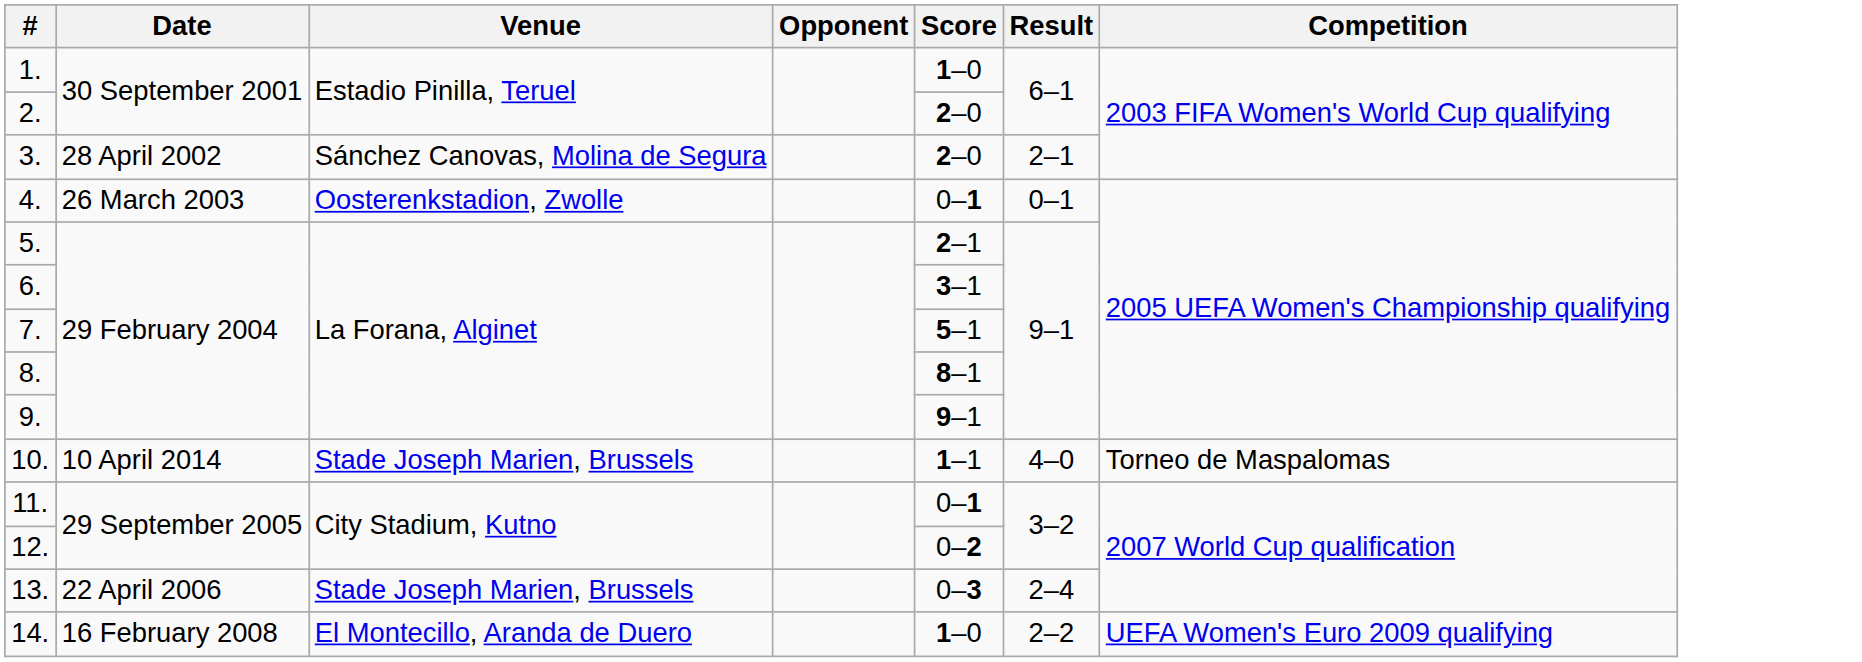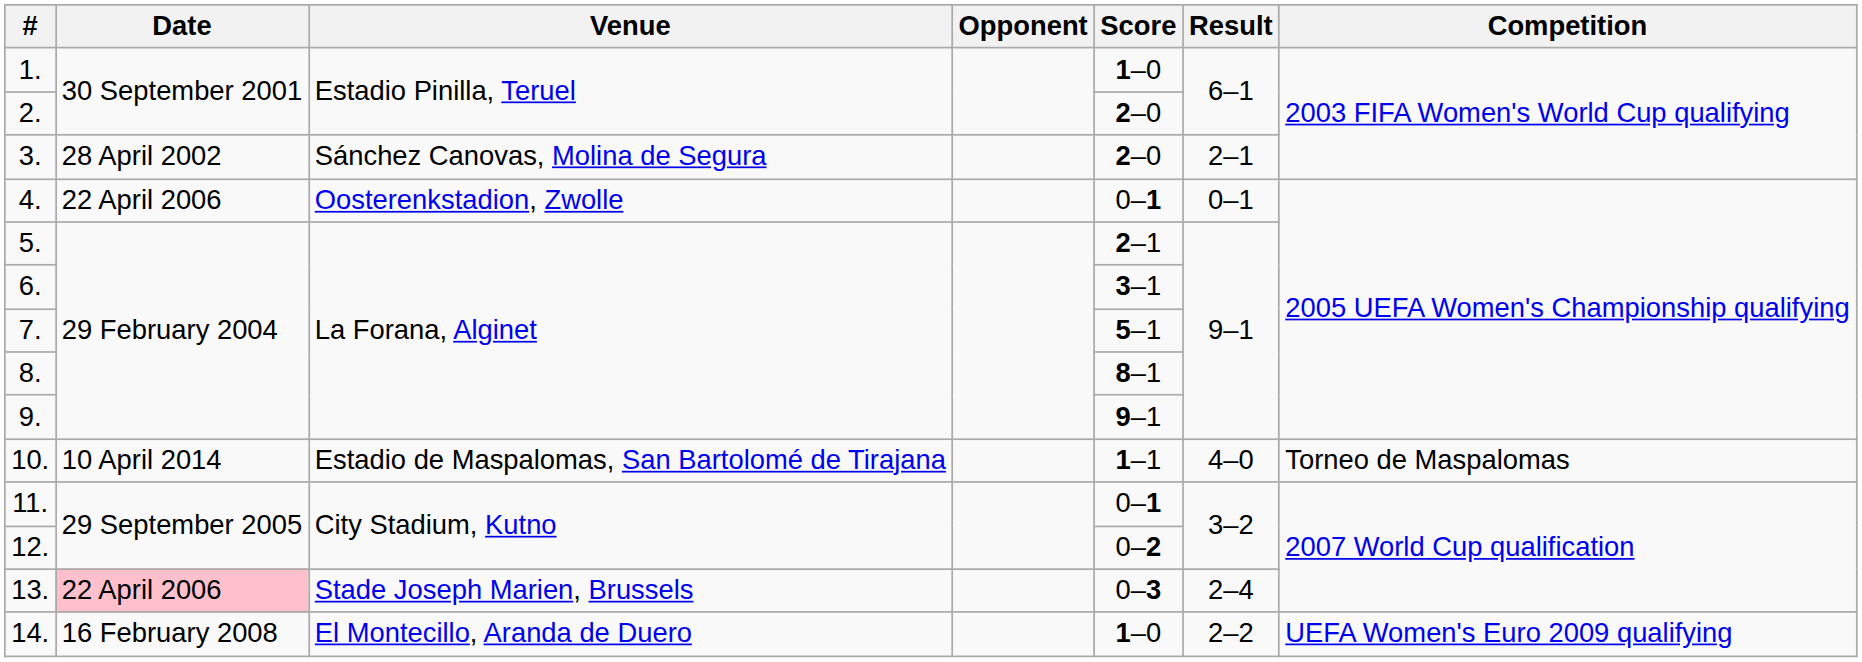(153, 199) 26 March 2003 -> (142, 199) 22 April 2006
(504, 460) Stade Joseph Marien, Brussels -> (630, 460) Estadio de Maspalomas, San Bartolomé de Tirajana
(142, 590) no background -> (142, 590) pink background
